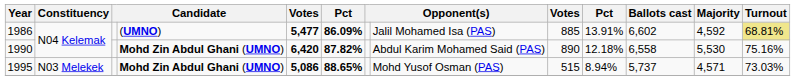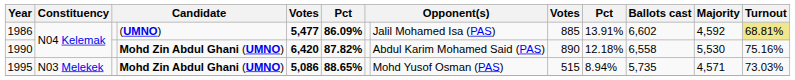(643, 67) 5,737 -> (643, 67) 5,735
